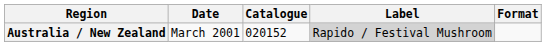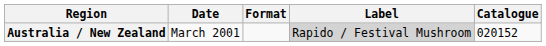columns swapped: (518, 14) <-> (276, 14)
